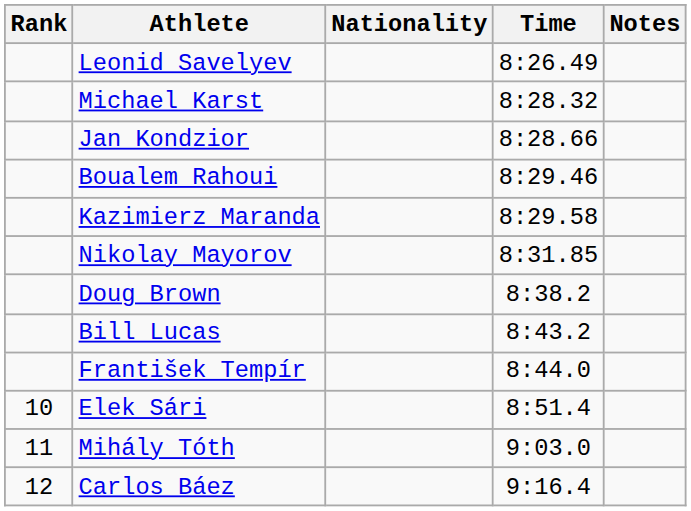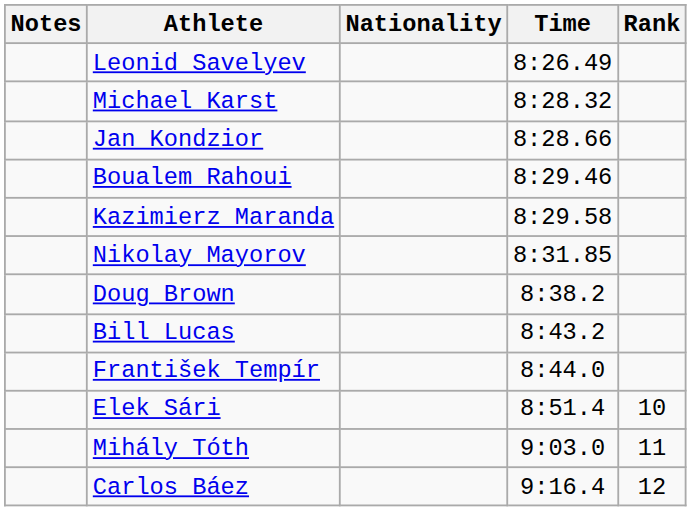columns swapped: (39, 24) <-> (645, 24)
